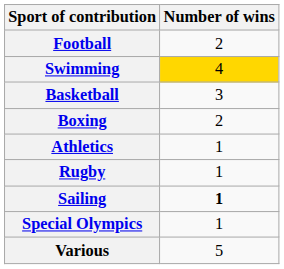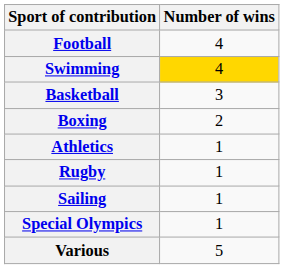(219, 43) 2 -> (219, 43) 4
(219, 198) bold -> (219, 198) normal
